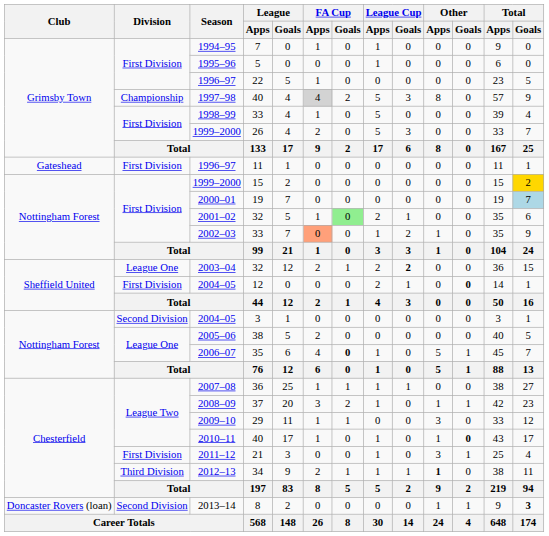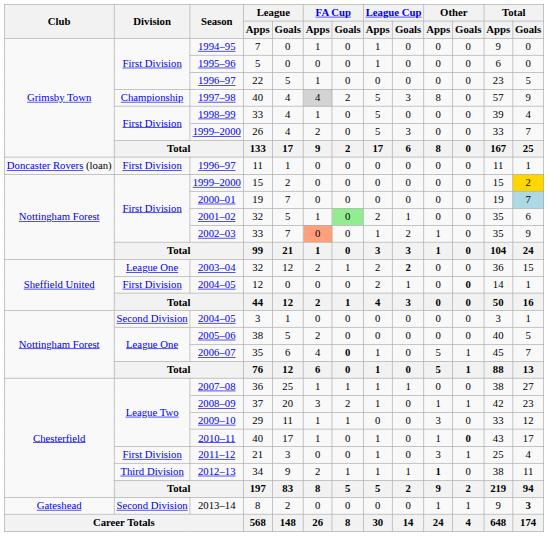(59, 166) Gateshead -> (59, 166) Doncaster Rovers (loan)
(59, 506) Doncaster Rovers (loan) -> (59, 506) Gateshead
